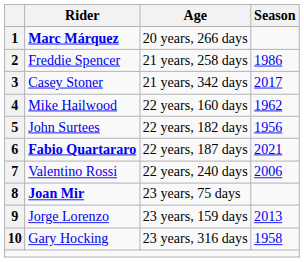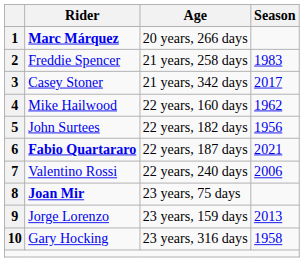(268, 60) 1986 -> (268, 60) 1983
